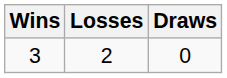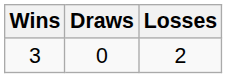columns swapped: (107, 21) <-> (185, 21)
